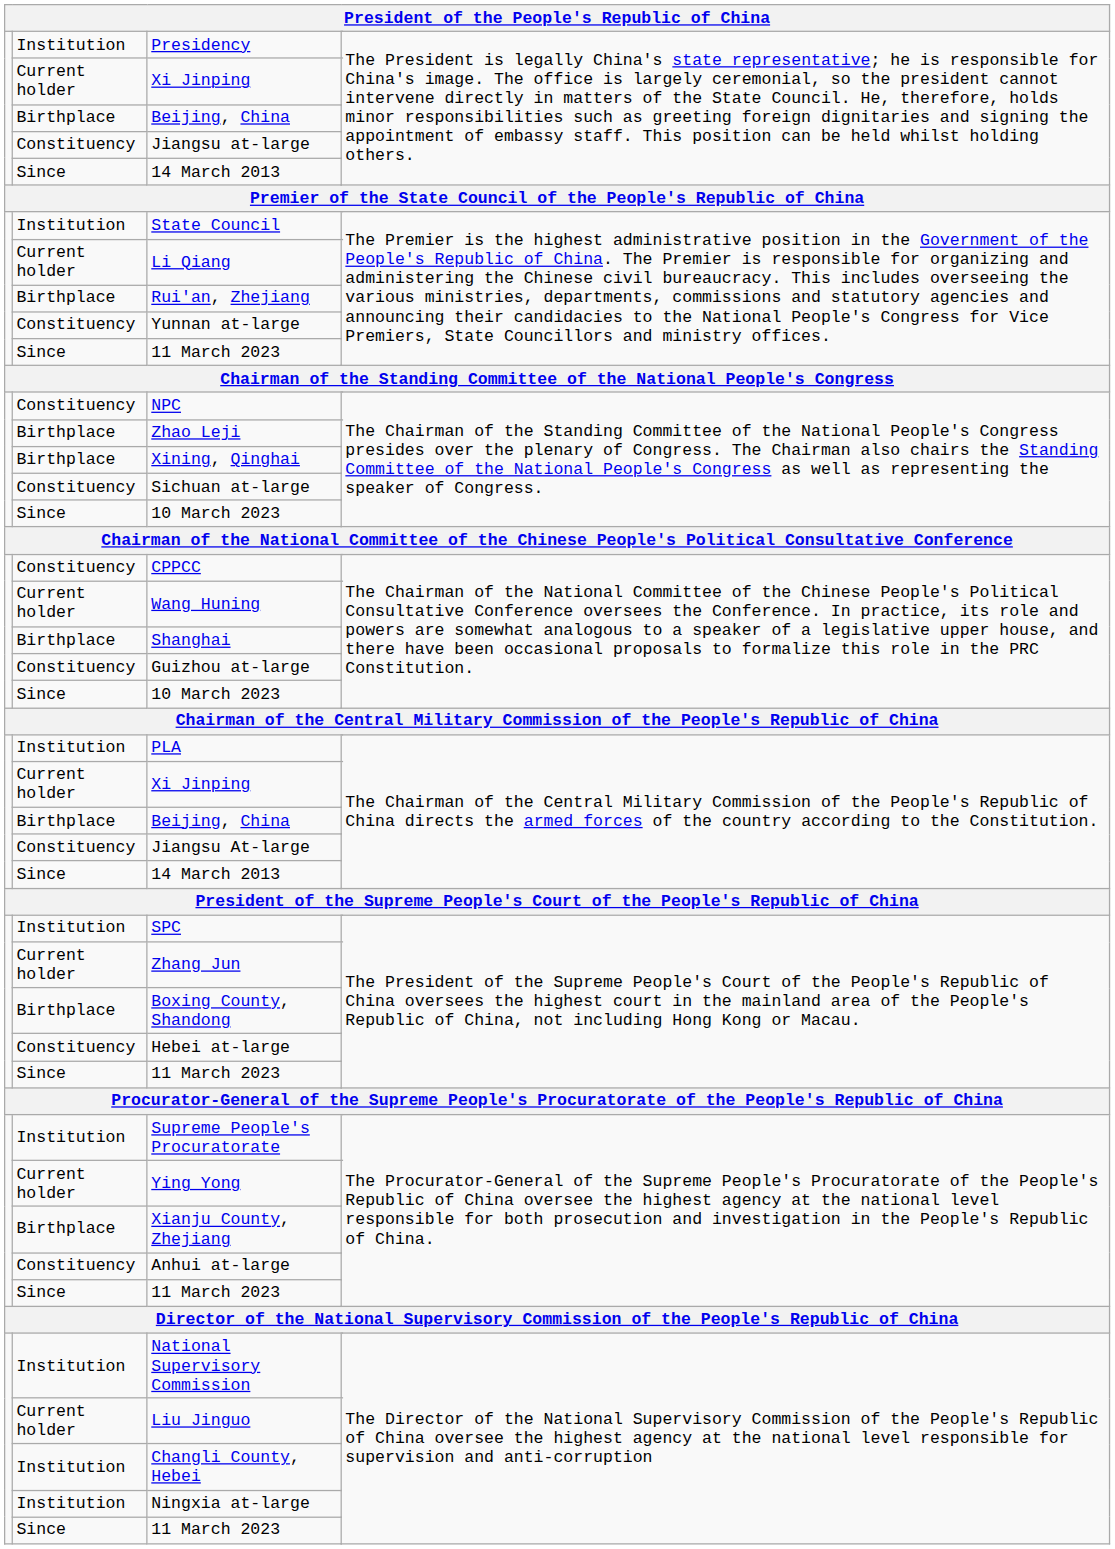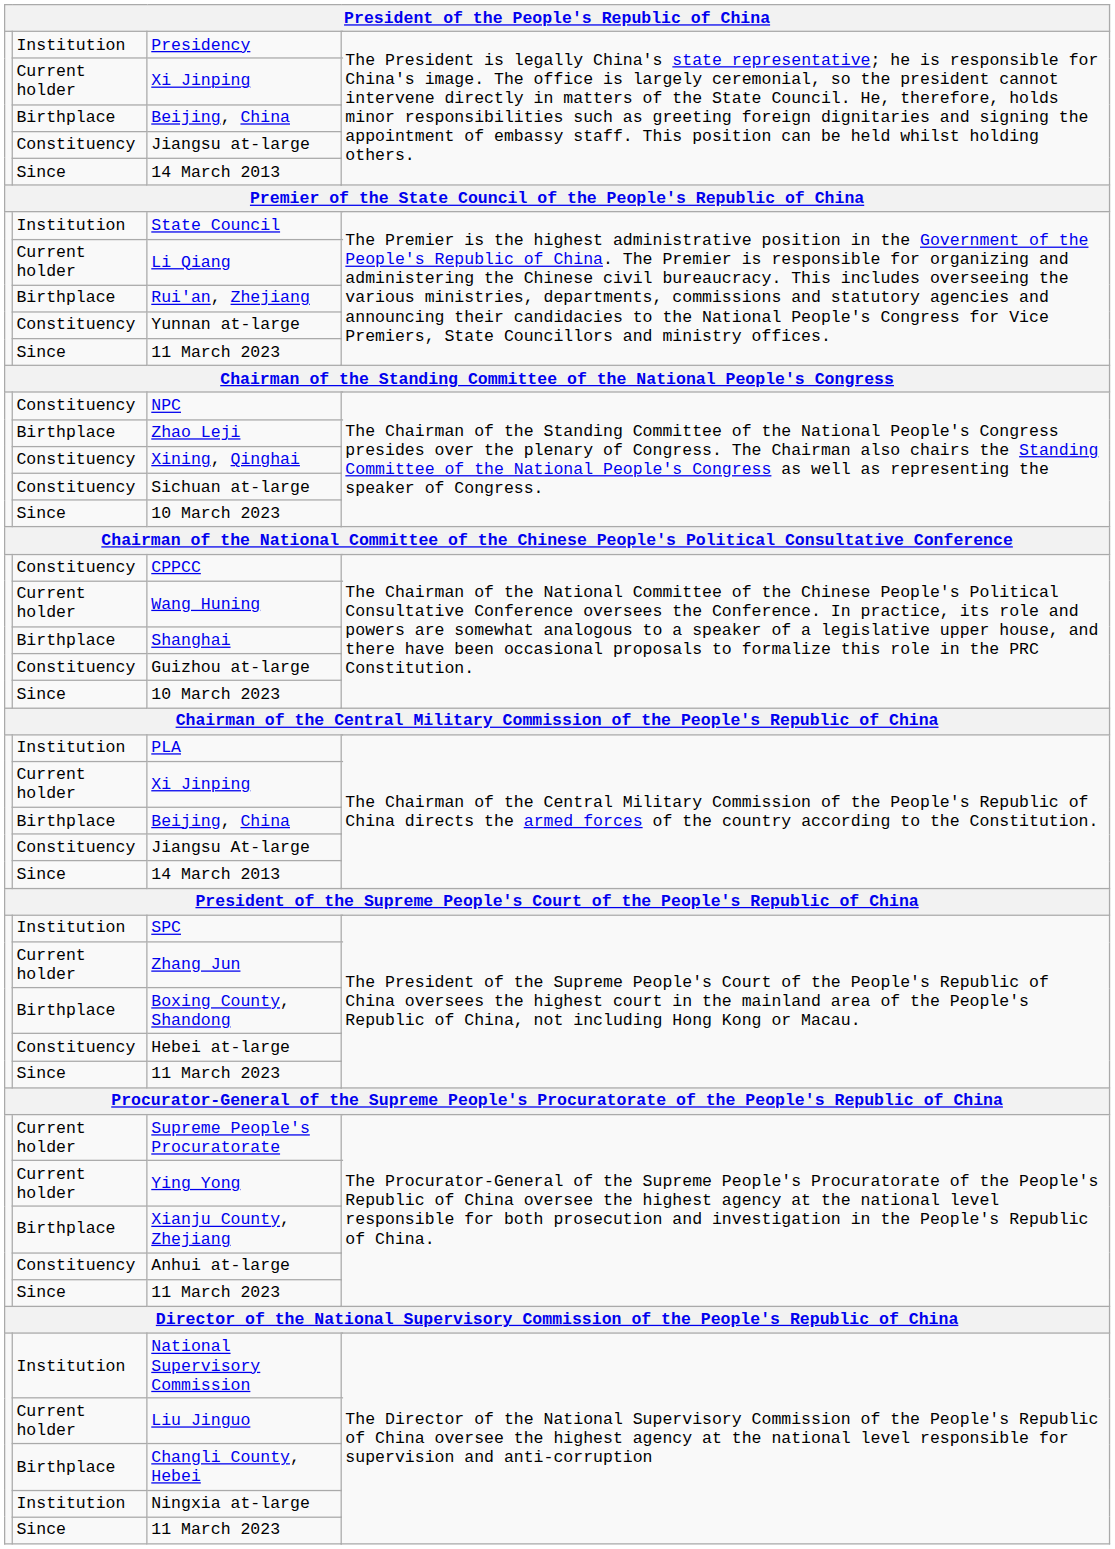(66, 460) Birthplace -> (76, 460) Constituency
(71, 1138) Institution -> (51, 1138) Current holder
(71, 1467) Institution -> (66, 1467) Birthplace
